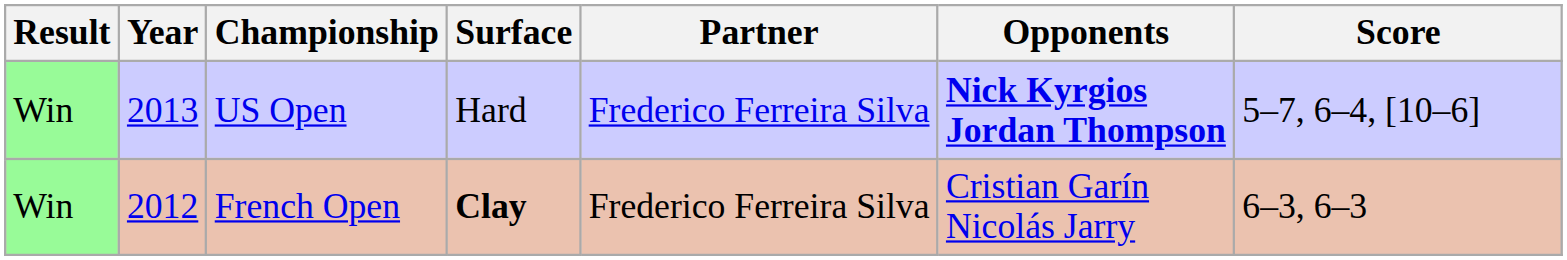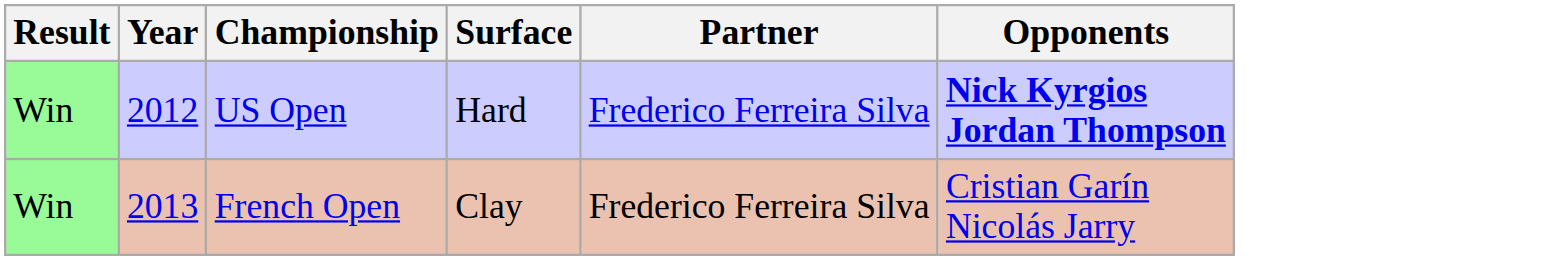- column: (1398, 32)
(163, 109) 2013 -> (163, 109) 2012
(163, 206) 2012 -> (163, 206) 2013
(491, 206) bold -> (489, 206) normal
